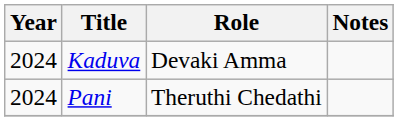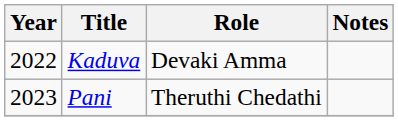(33, 60) 2024 -> (33, 60) 2022
(33, 97) 2024 -> (33, 97) 2023
